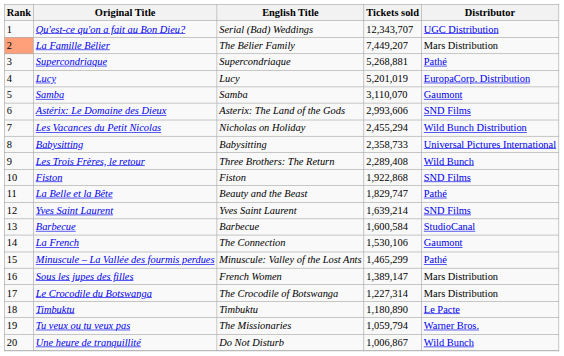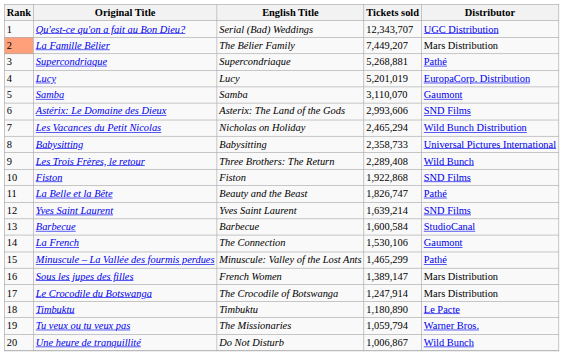(387, 128) 2,455,294 -> (387, 128) 2,465,294
(387, 194) 1,829,747 -> (387, 194) 1,826,747
(387, 293) 1,227,314 -> (387, 293) 1,247,914
